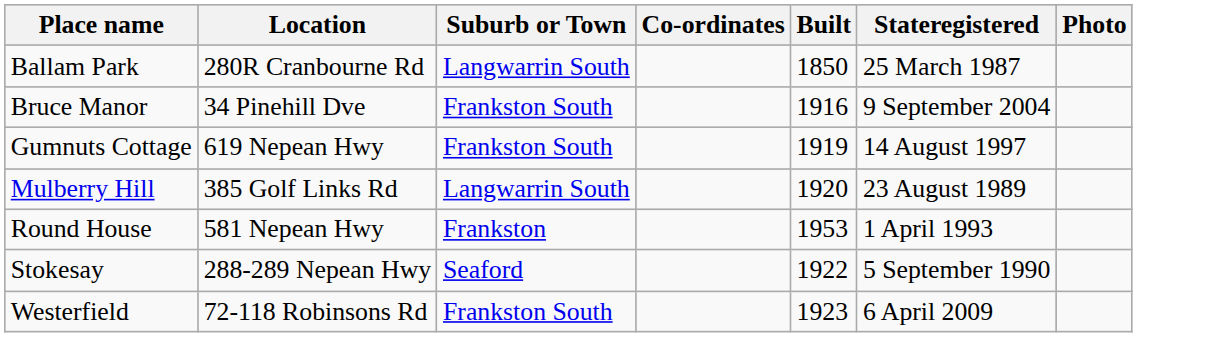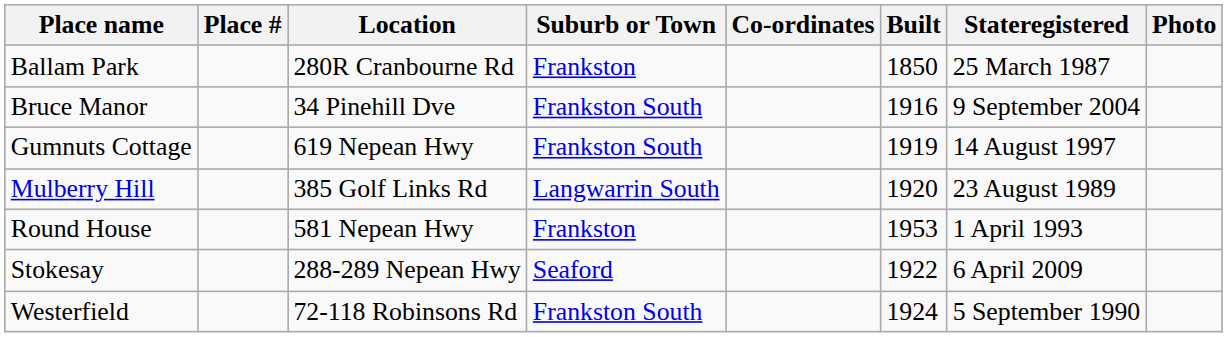+ column: (243, 24)
(536, 65) Langwarrin South -> (584, 65) Frankston
(957, 270) 5 September 1990 -> (1018, 270) 6 April 2009
(822, 310) 1923 -> (912, 310) 1924
(928, 310) 6 April 2009 -> (1046, 310) 5 September 1990
